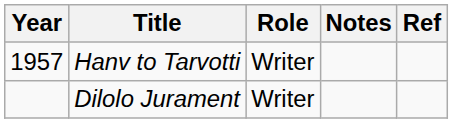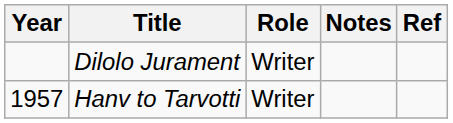rows swapped: (157, 61) <-> (157, 99)
